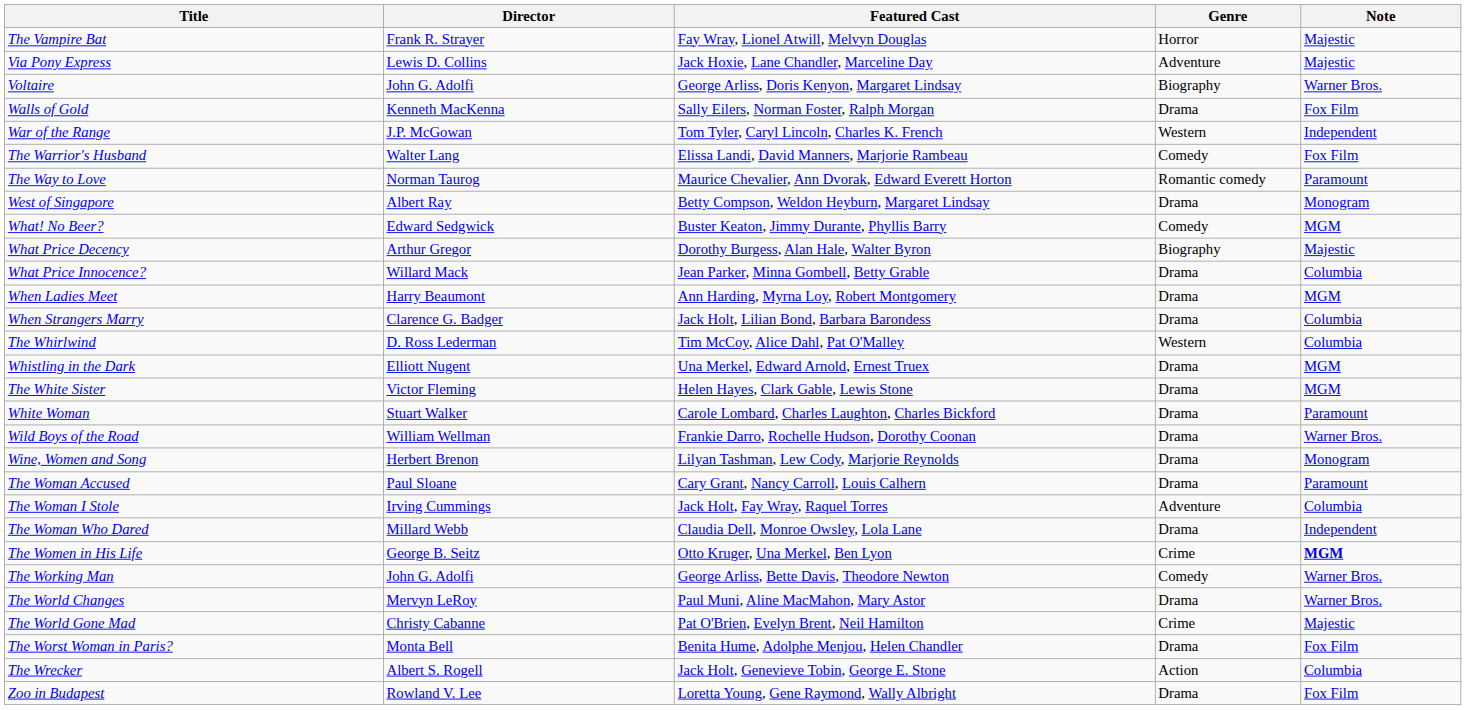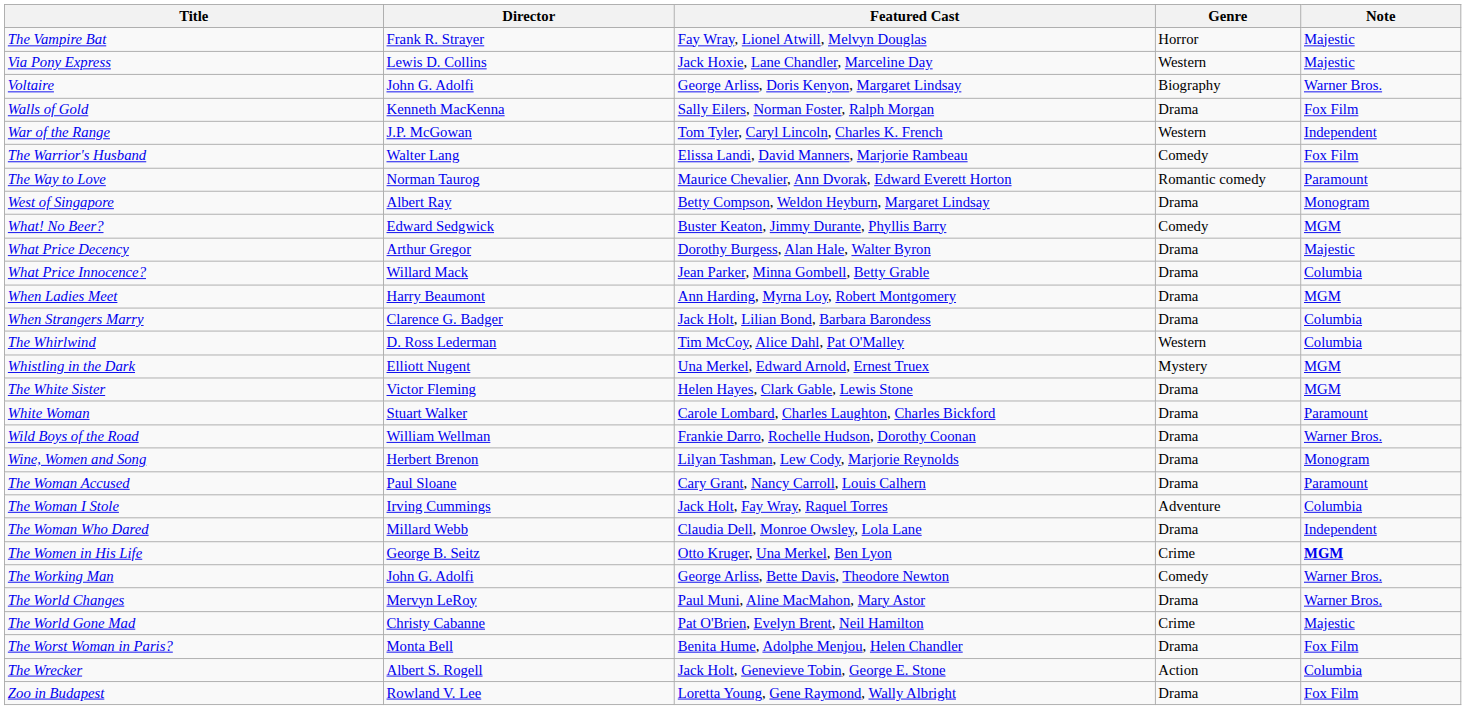(1189, 62) Adventure -> (1182, 62) Western
(1189, 249) Biography -> (1178, 249) Drama
(1178, 366) Drama -> (1183, 366) Mystery
